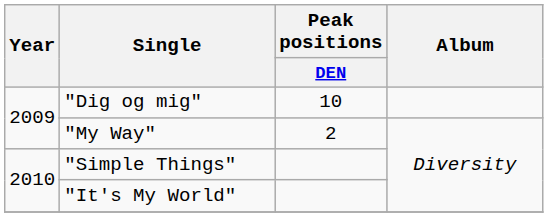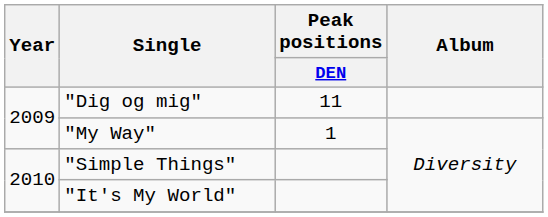(331, 102) 10 -> (331, 102) 11
(331, 134) 2 -> (331, 134) 1
